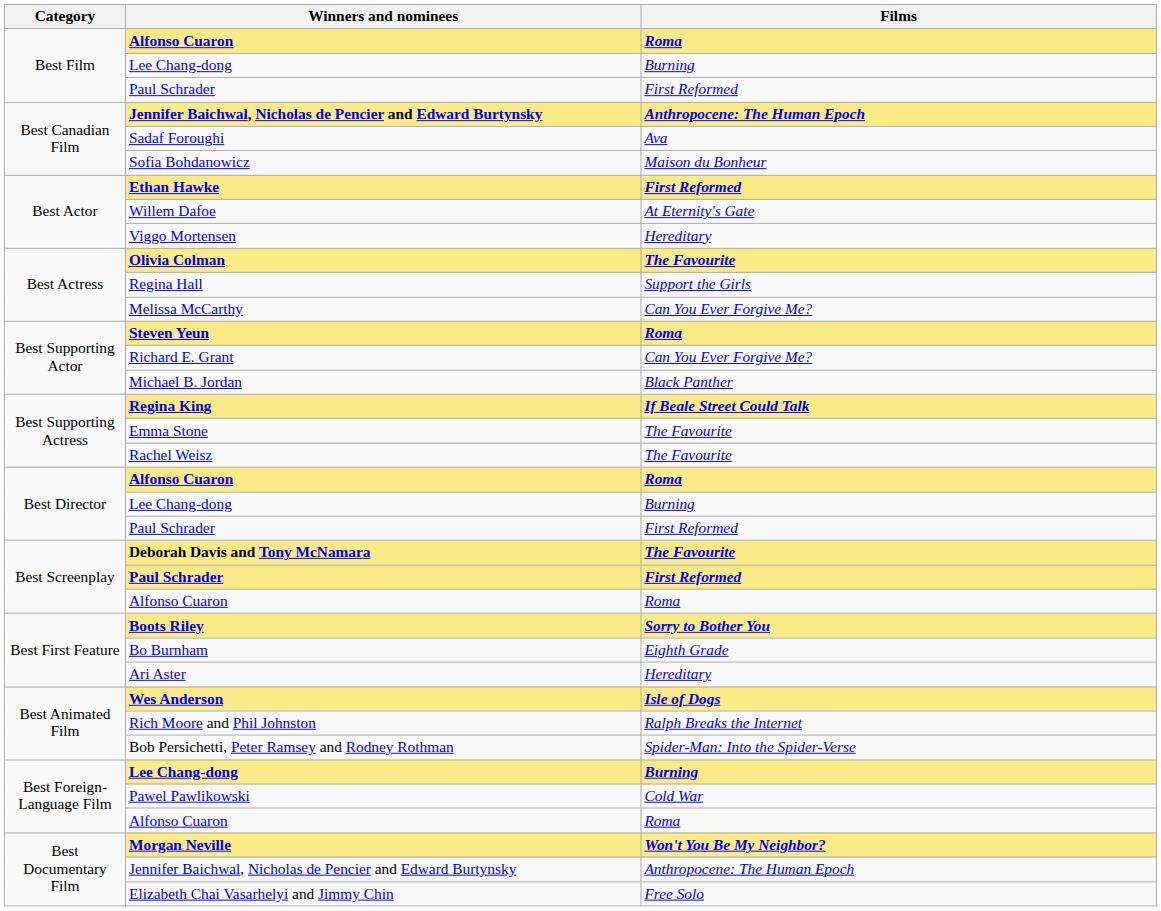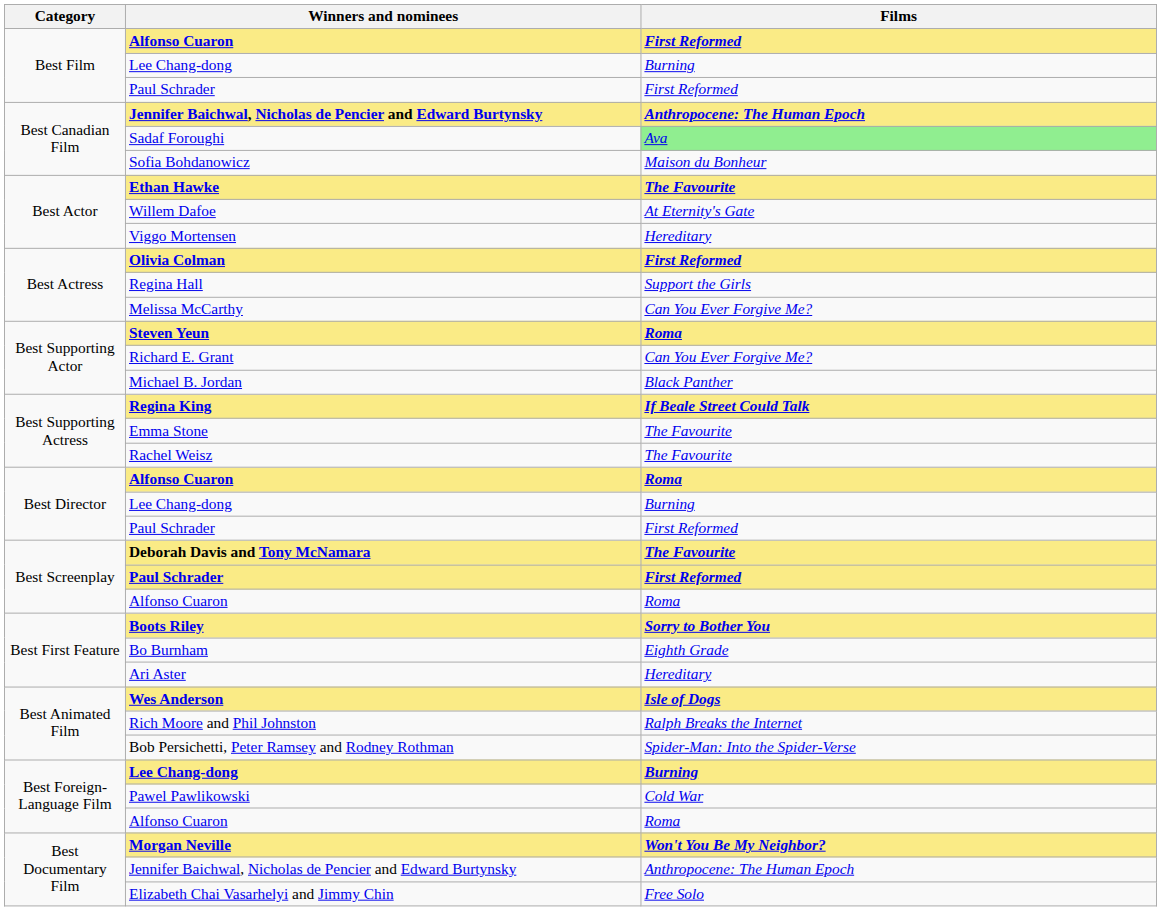(663, 41) Roma -> (693, 41) First Reformed
(656, 138) no background -> (656, 138) lightgreen background
(693, 187) First Reformed -> (690, 187) The Favourite
(690, 260) The Favourite -> (693, 260) First Reformed
